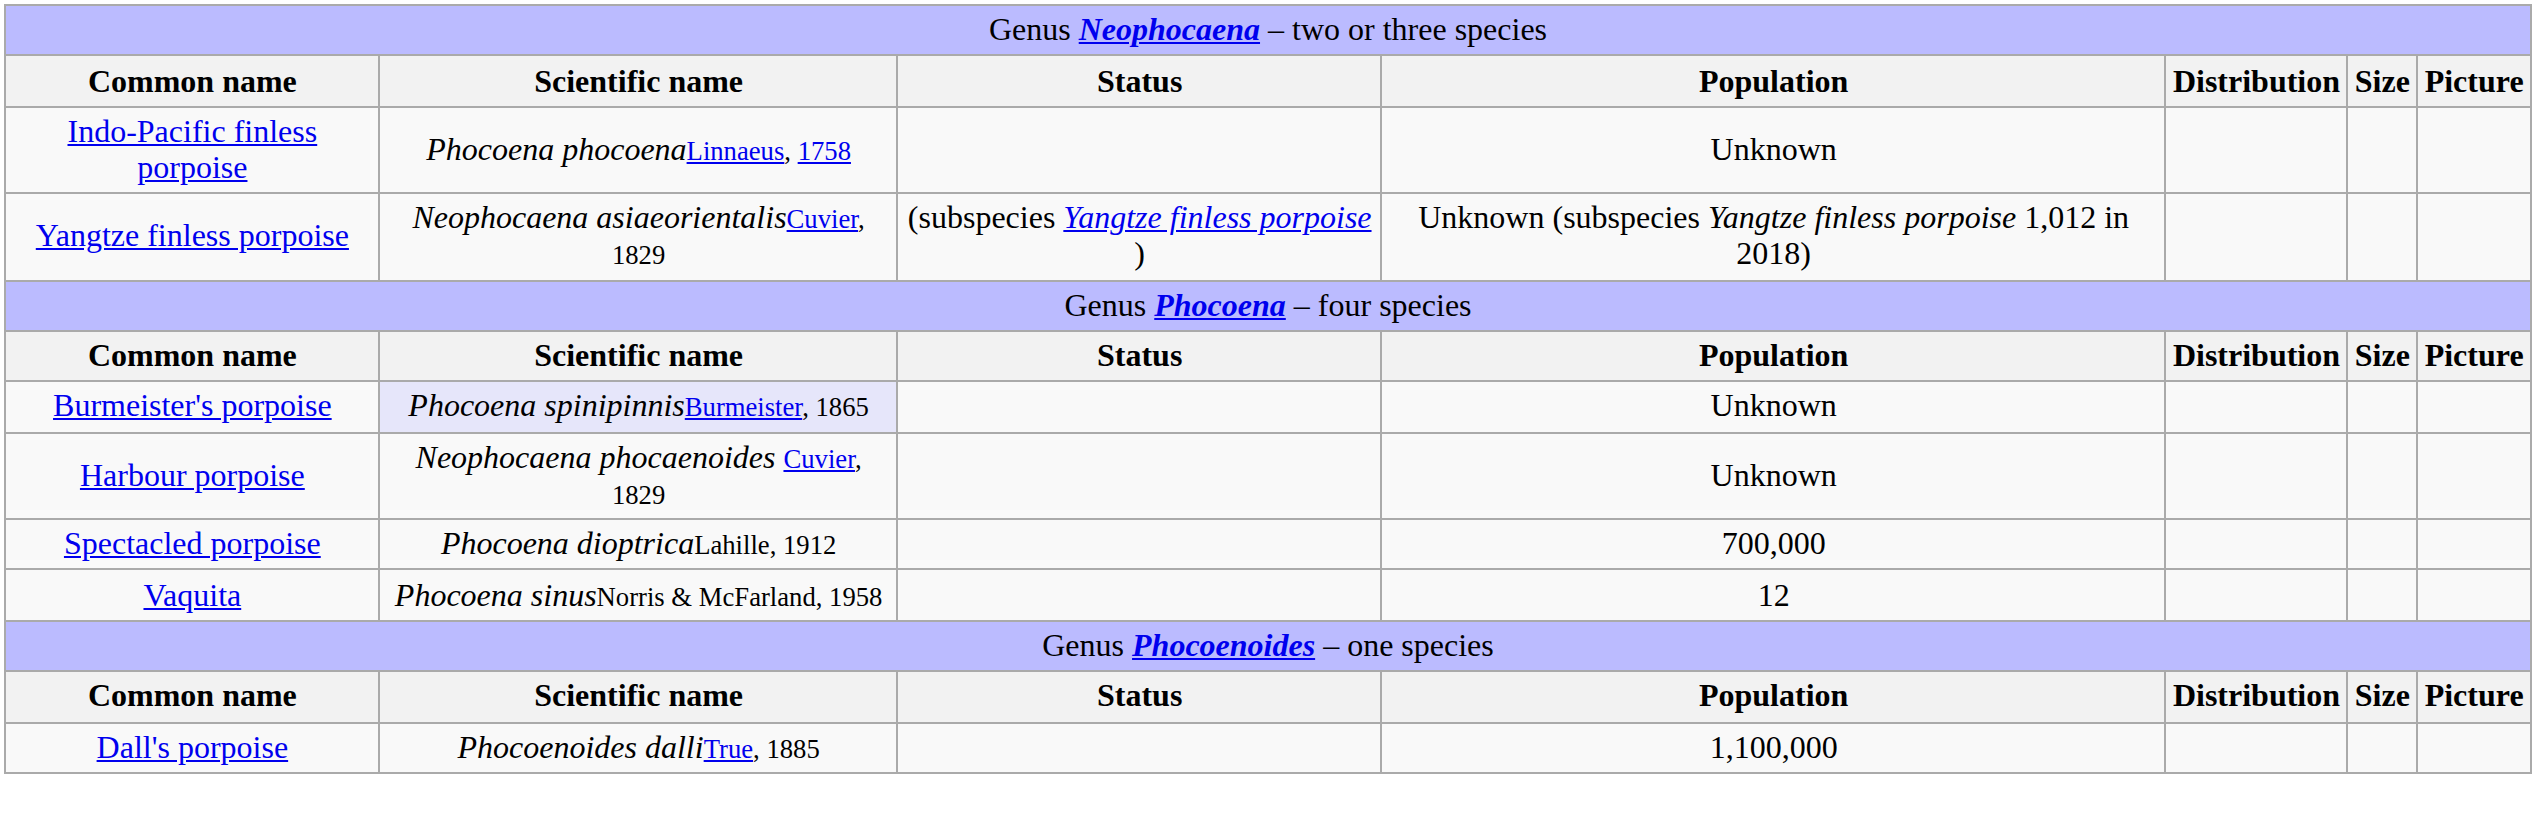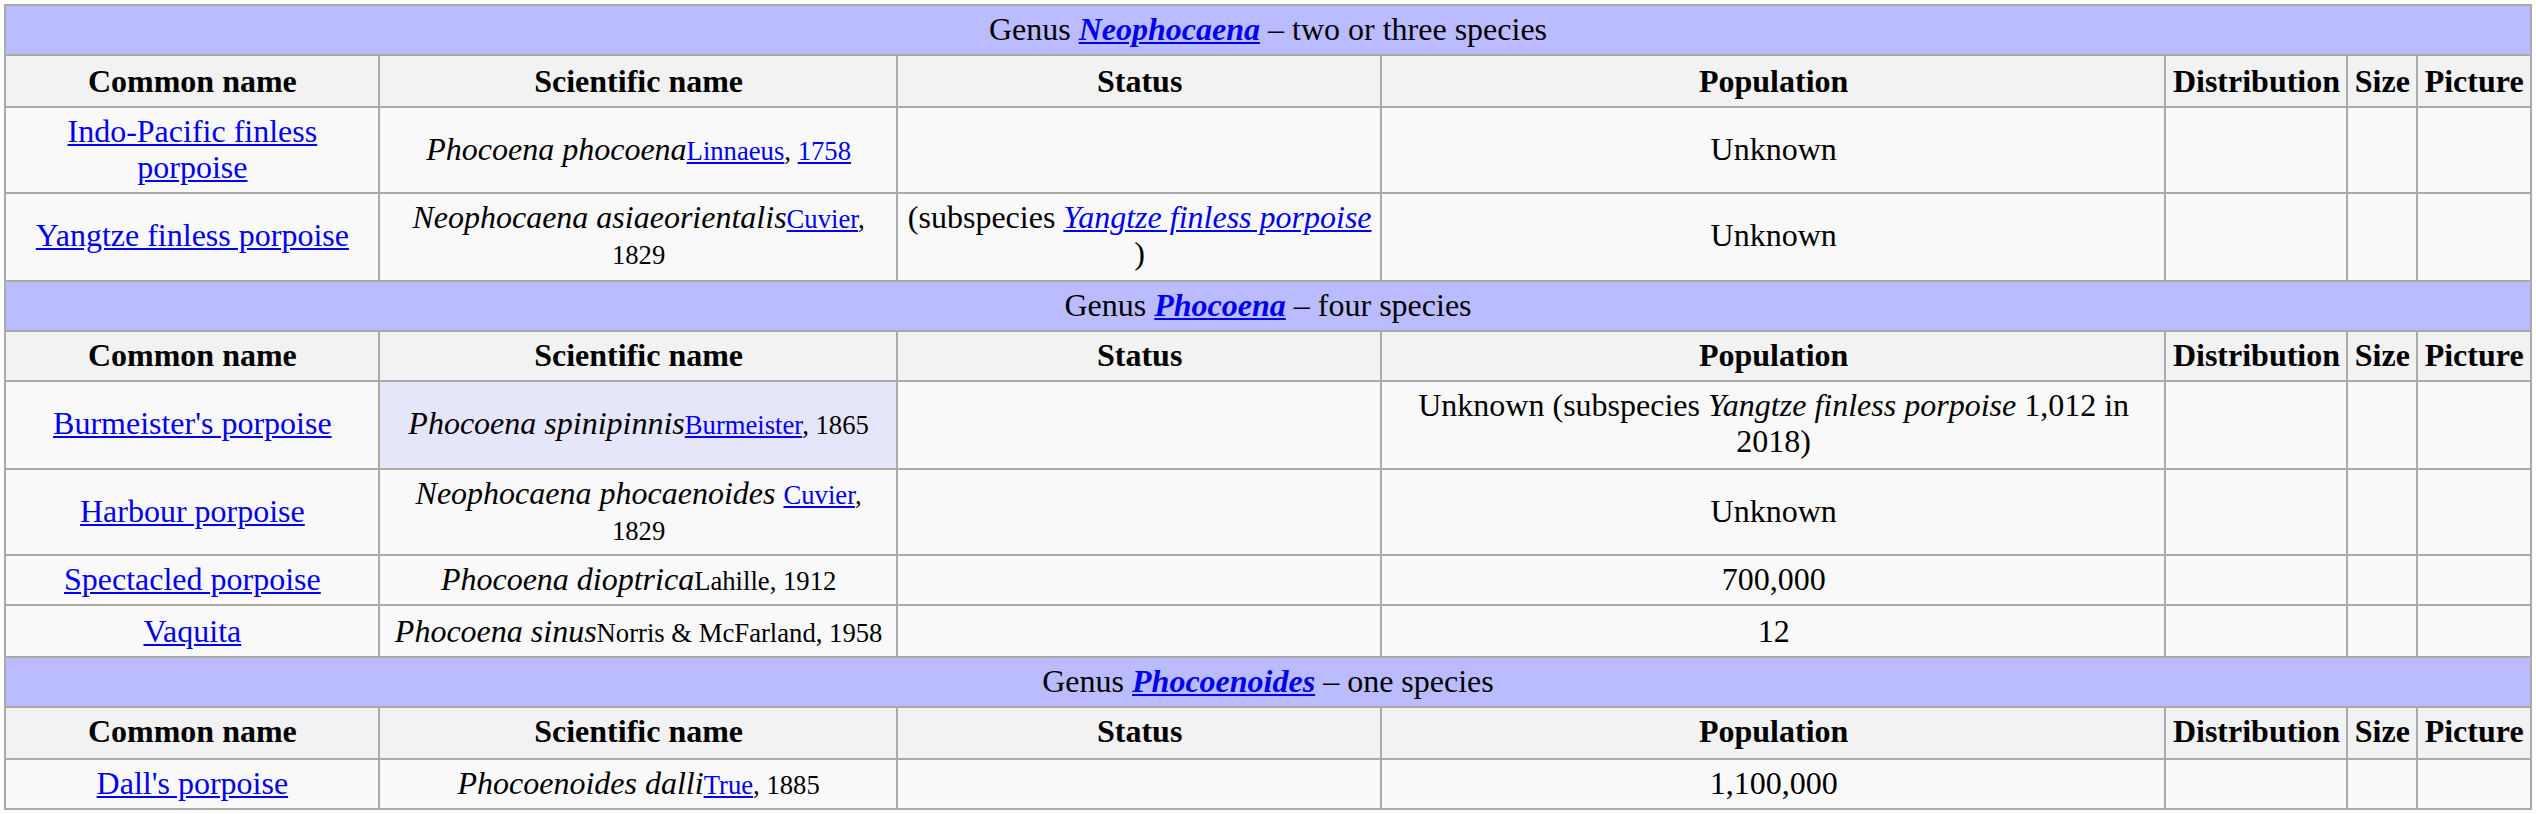(1774, 236) Unknown (subspecies Yangtze finless porpoise 1,012 in 2018) -> (1774, 236) Unknown
(1774, 406) Unknown -> (1774, 424) Unknown (subspecies Yangtze finless porpoise 1,012 in 2018)
